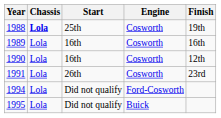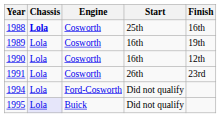columns swapped: (155, 12) <-> (93, 12)
(197, 27) 19th -> (197, 27) 16th
(197, 43) 16th -> (197, 43) 19th
(38, 105) no background -> (38, 105) lavender background
